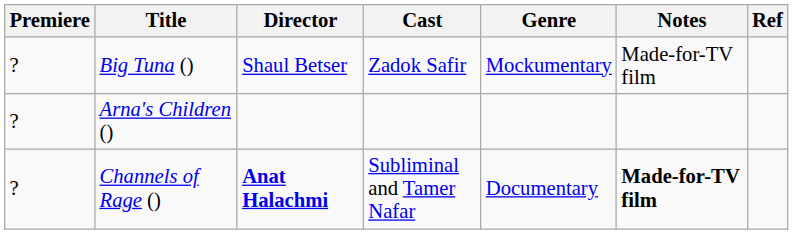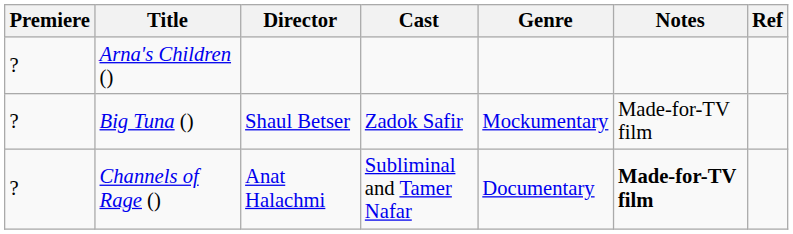rows swapped: (165, 121) <-> (147, 65)
(285, 188) bold -> (285, 188) normal
